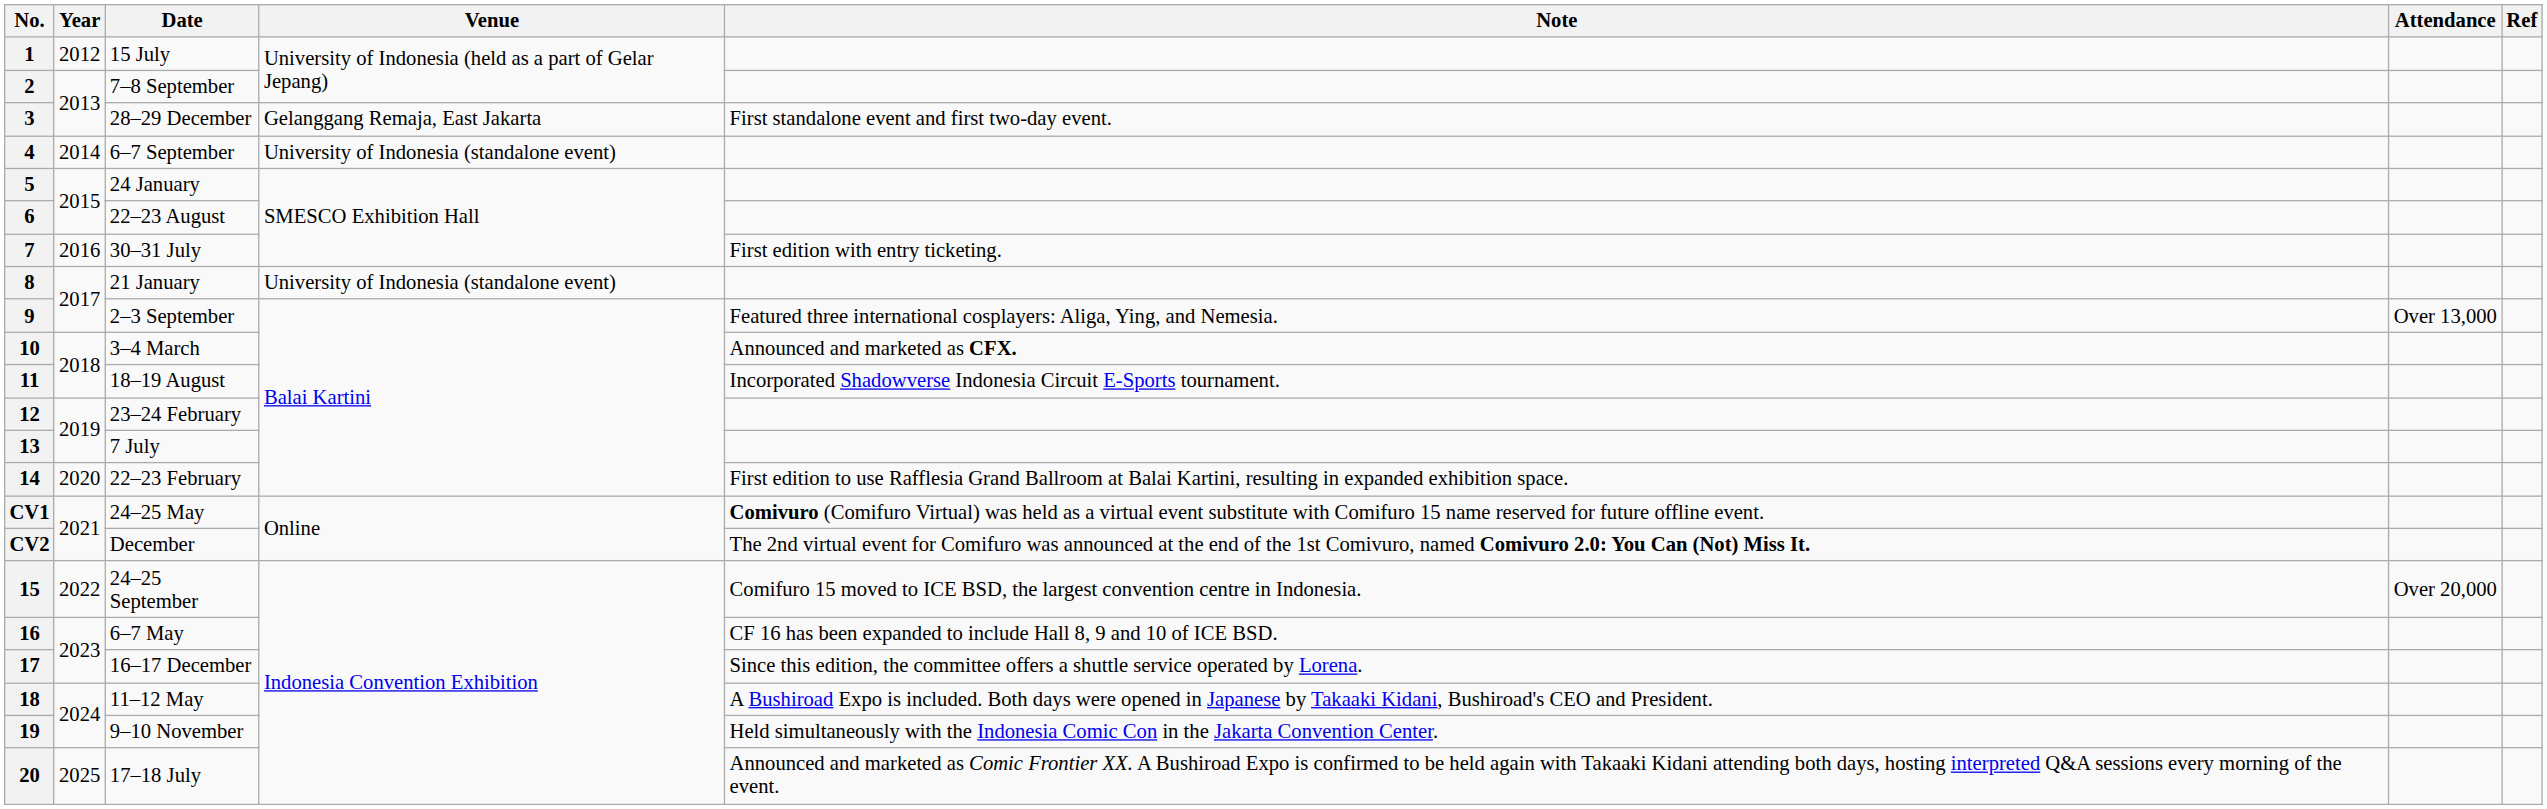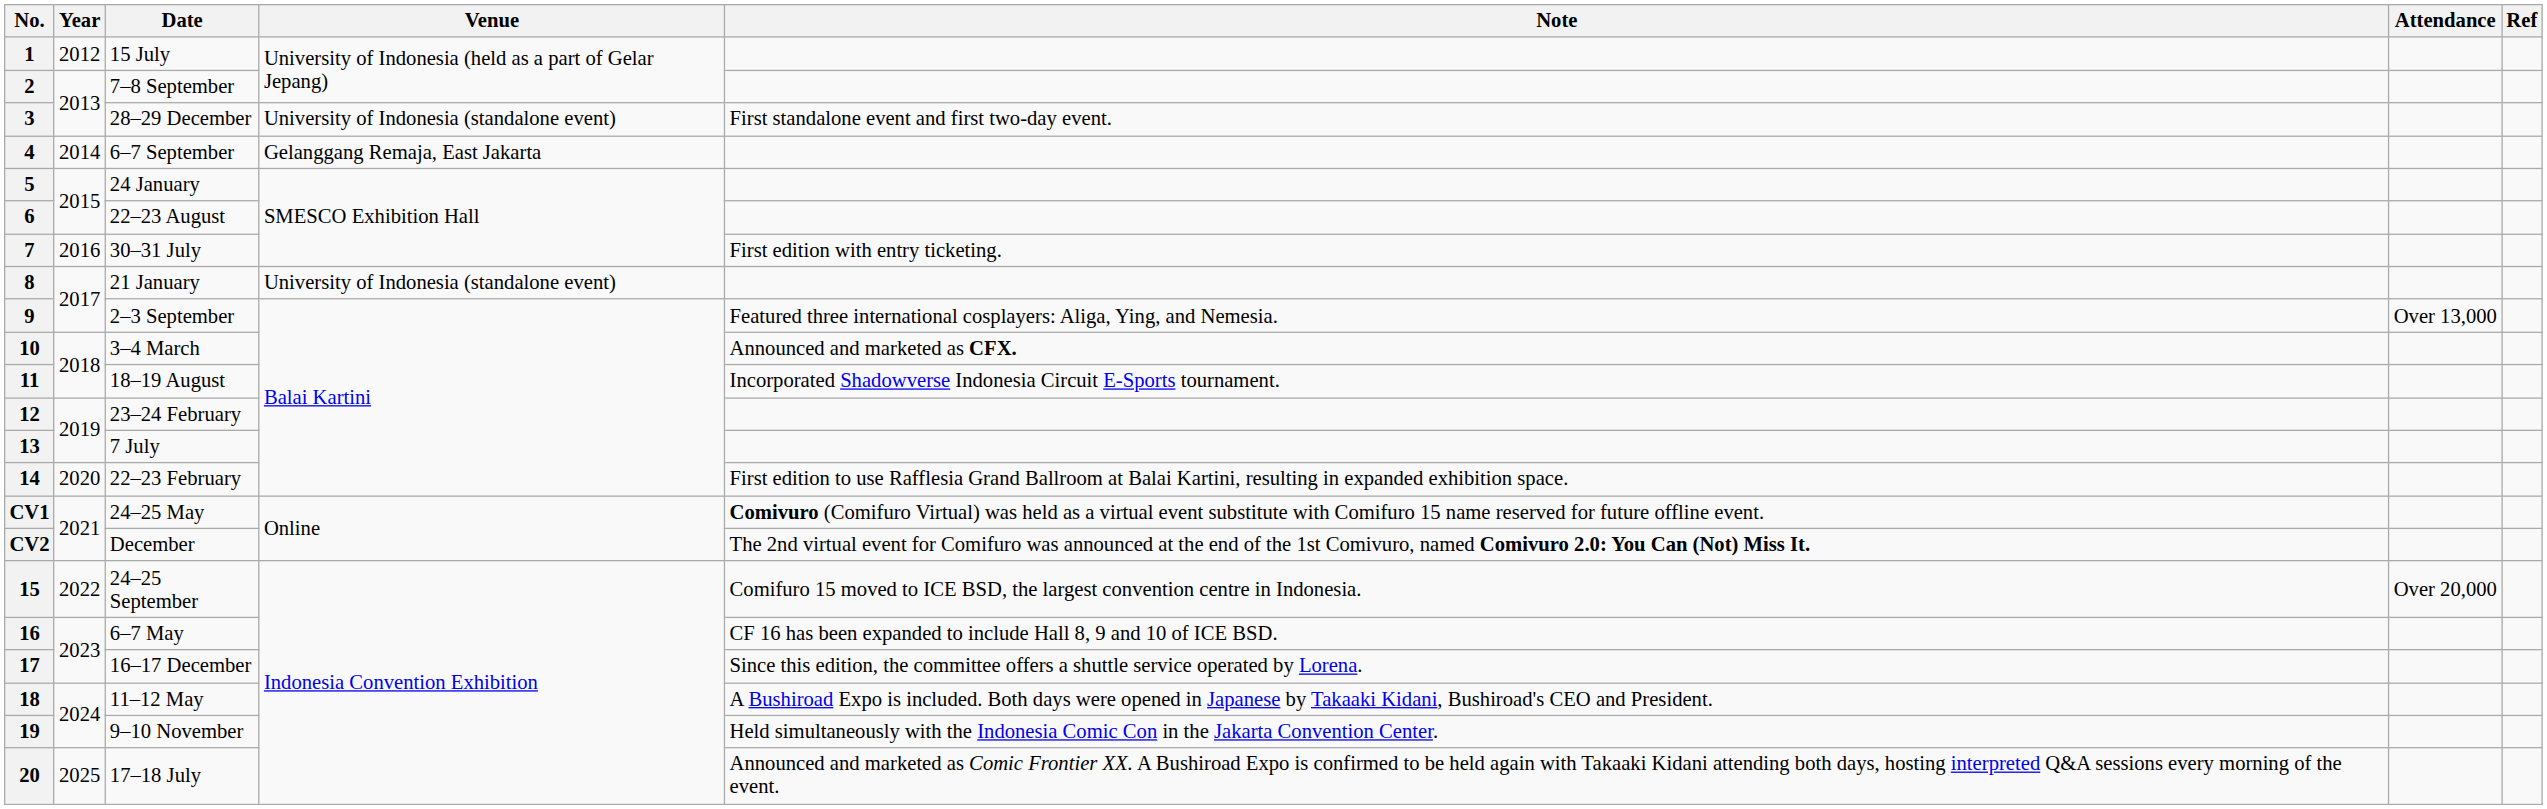(403, 119) Gelanggang Remaja, East Jakarta -> (440, 119) University of Indonesia (standalone event)
(440, 151) University of Indonesia (standalone event) -> (403, 151) Gelanggang Remaja, East Jakarta
